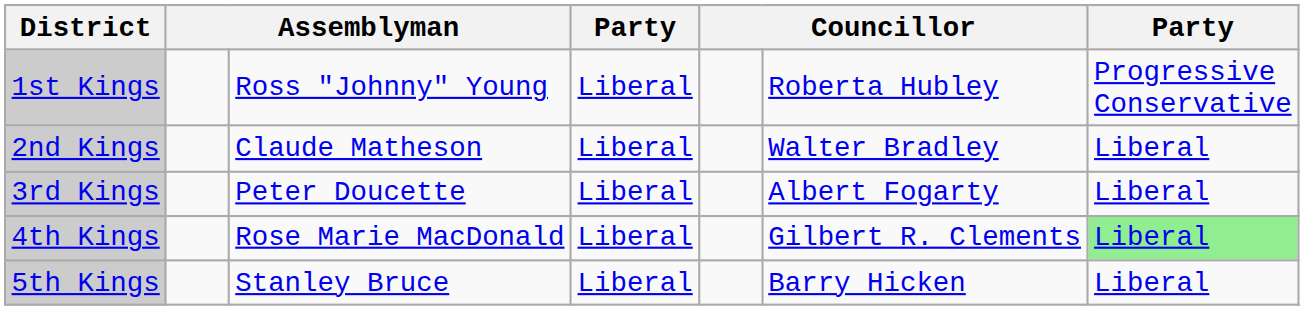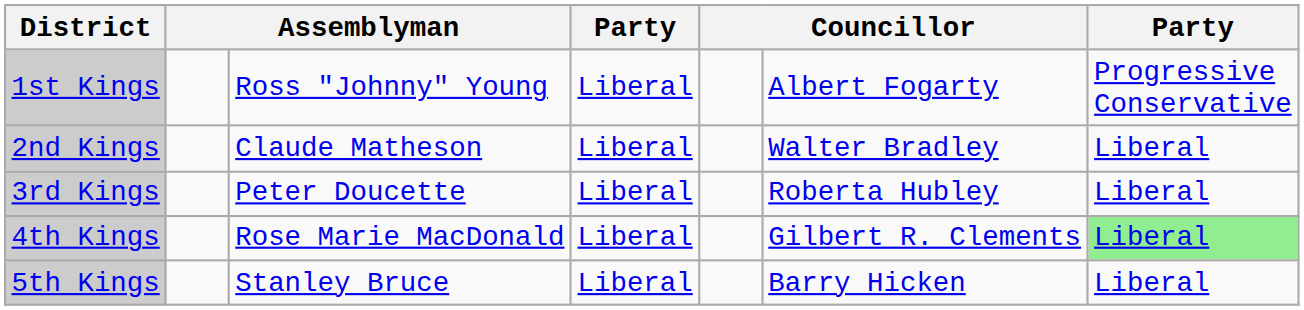(883, 88) Roberta Hubley -> (883, 88) Albert Fogarty
(883, 193) Albert Fogarty -> (883, 193) Roberta Hubley
